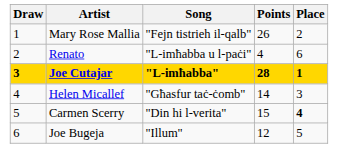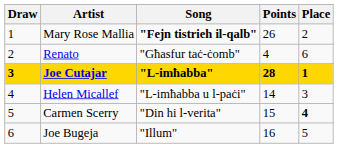(198, 34) normal -> (198, 34) bold
(198, 53) "L-imħabba u l-paċi" -> (190, 53) "Għasfur taċ-ċomb"
(195, 93) "Għasfur taċ-ċomb" -> (193, 93) "L-imħabba u l-paċi"
(263, 133) 12 -> (269, 133) 16
